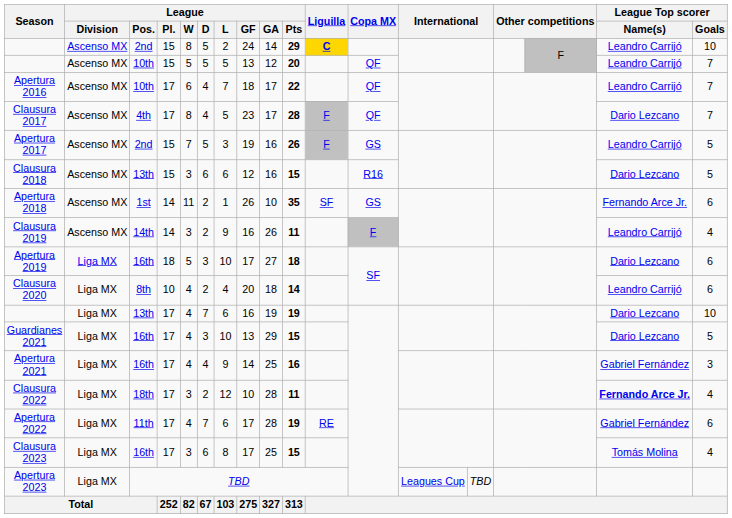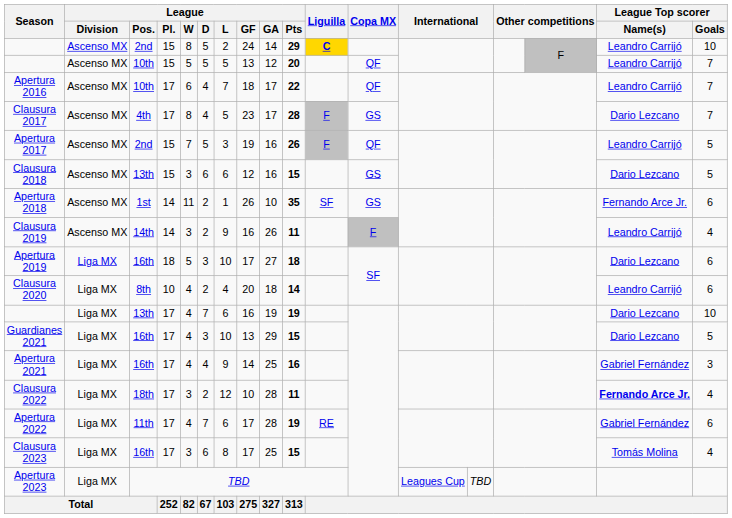(373, 116) QF -> (373, 116) GS
(373, 145) GS -> (373, 145) QF
(373, 174) R16 -> (373, 174) GS
